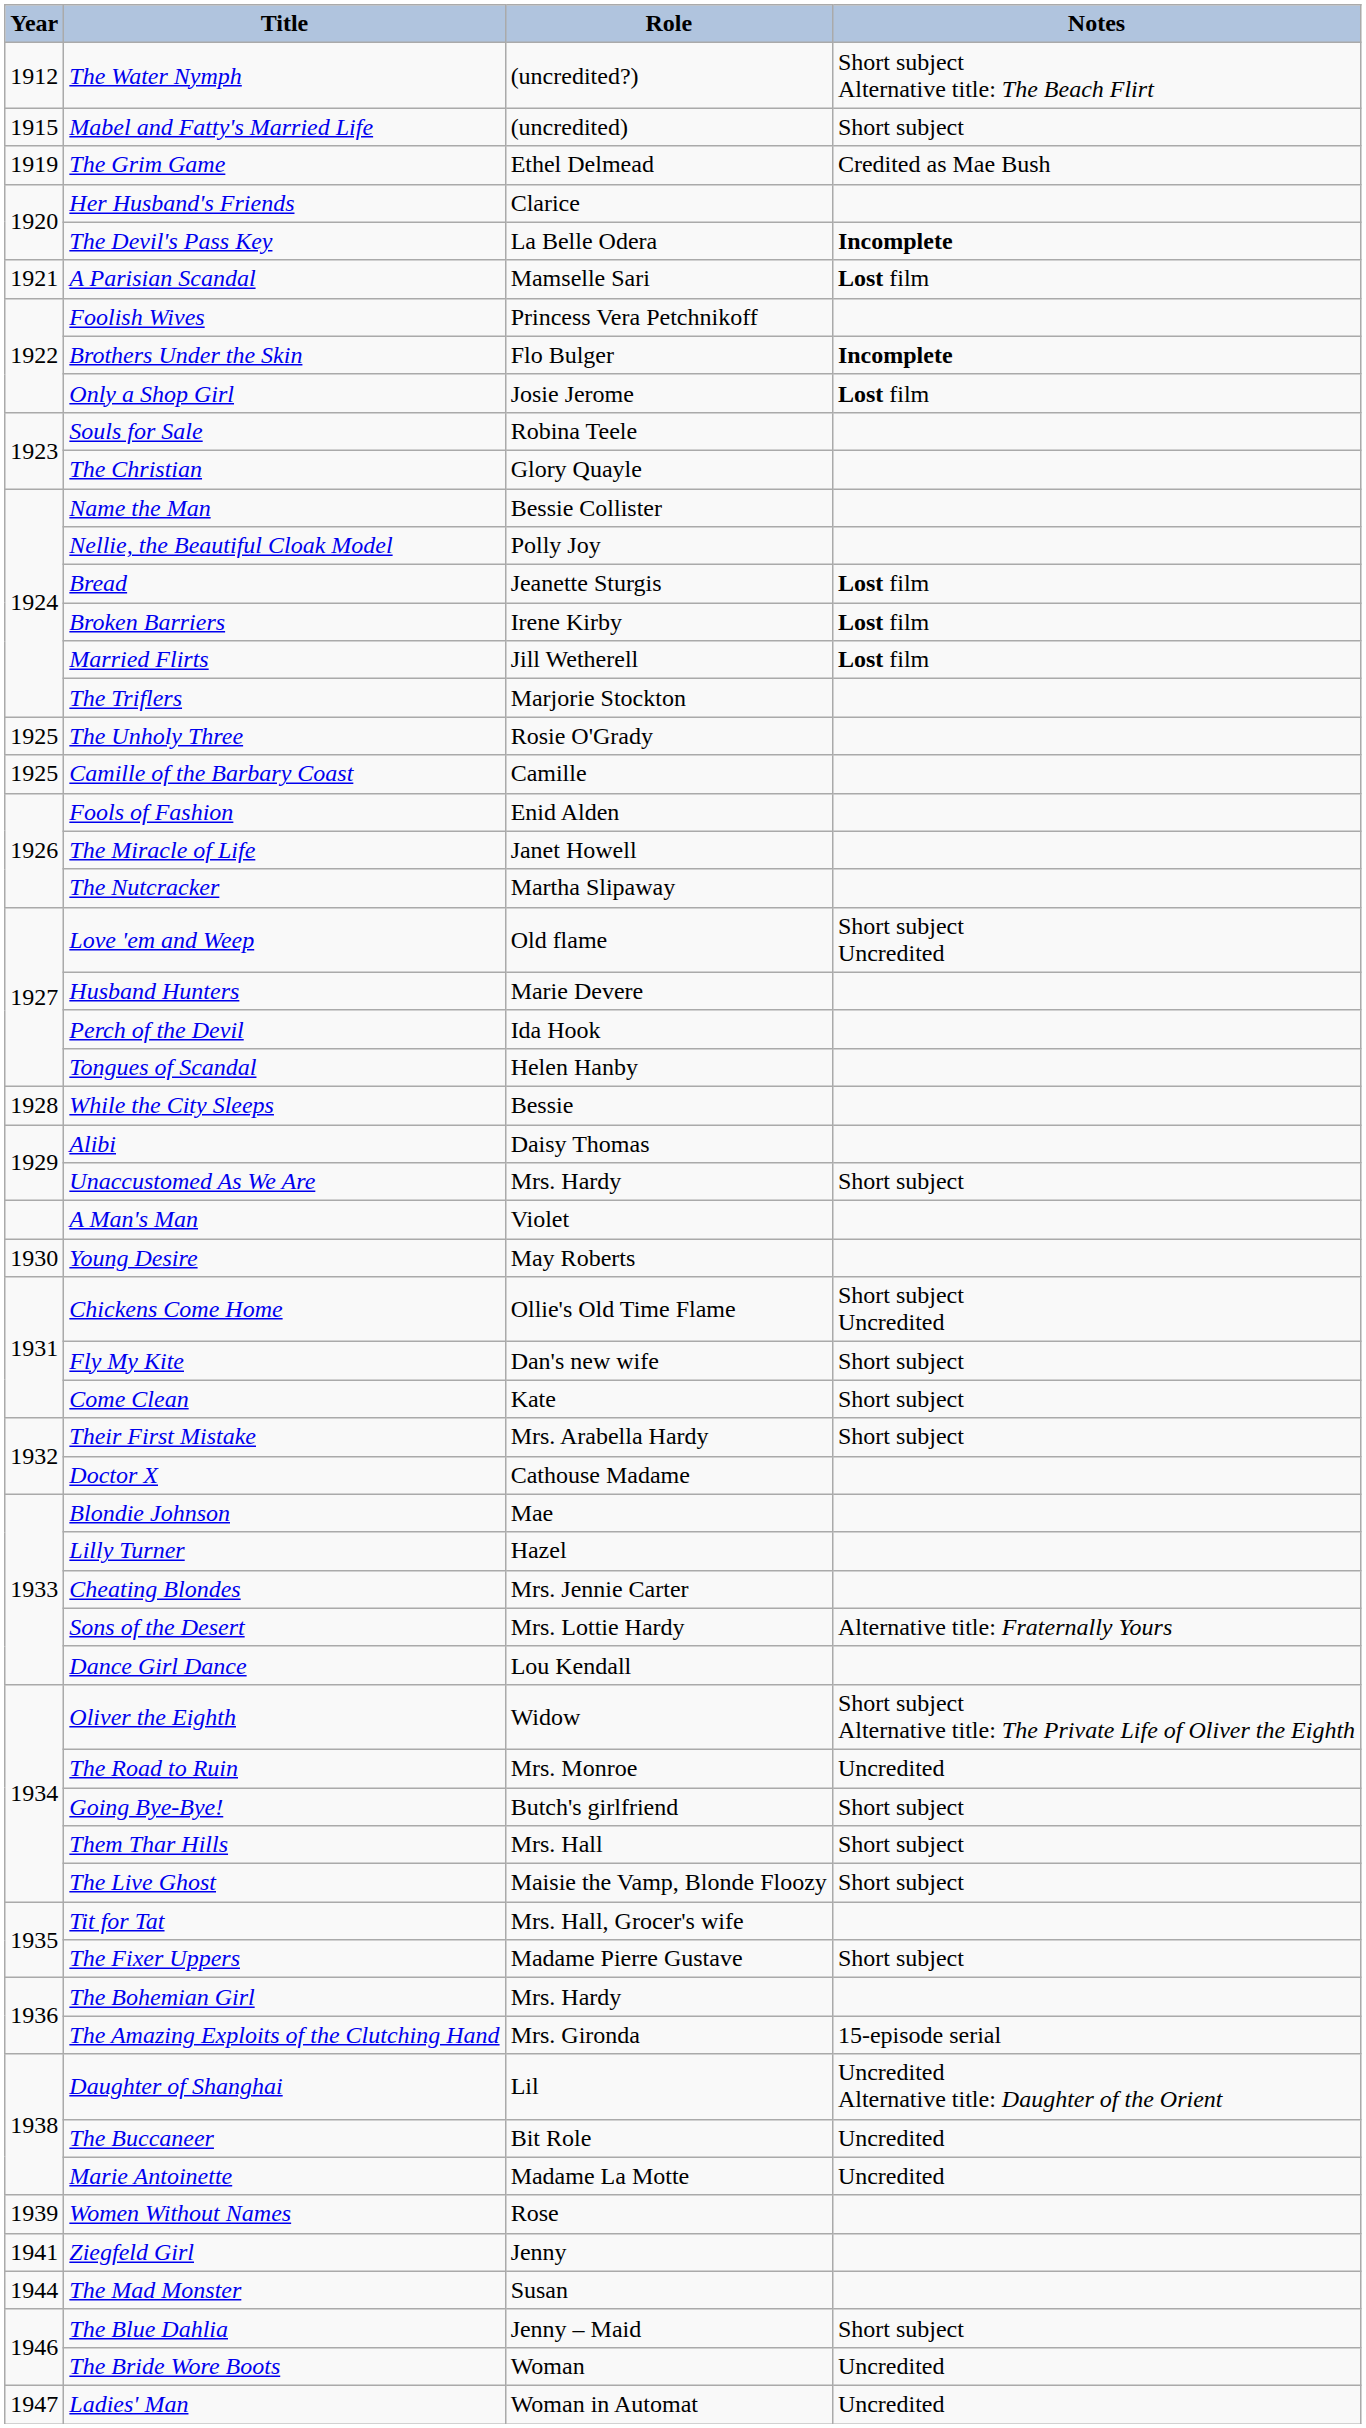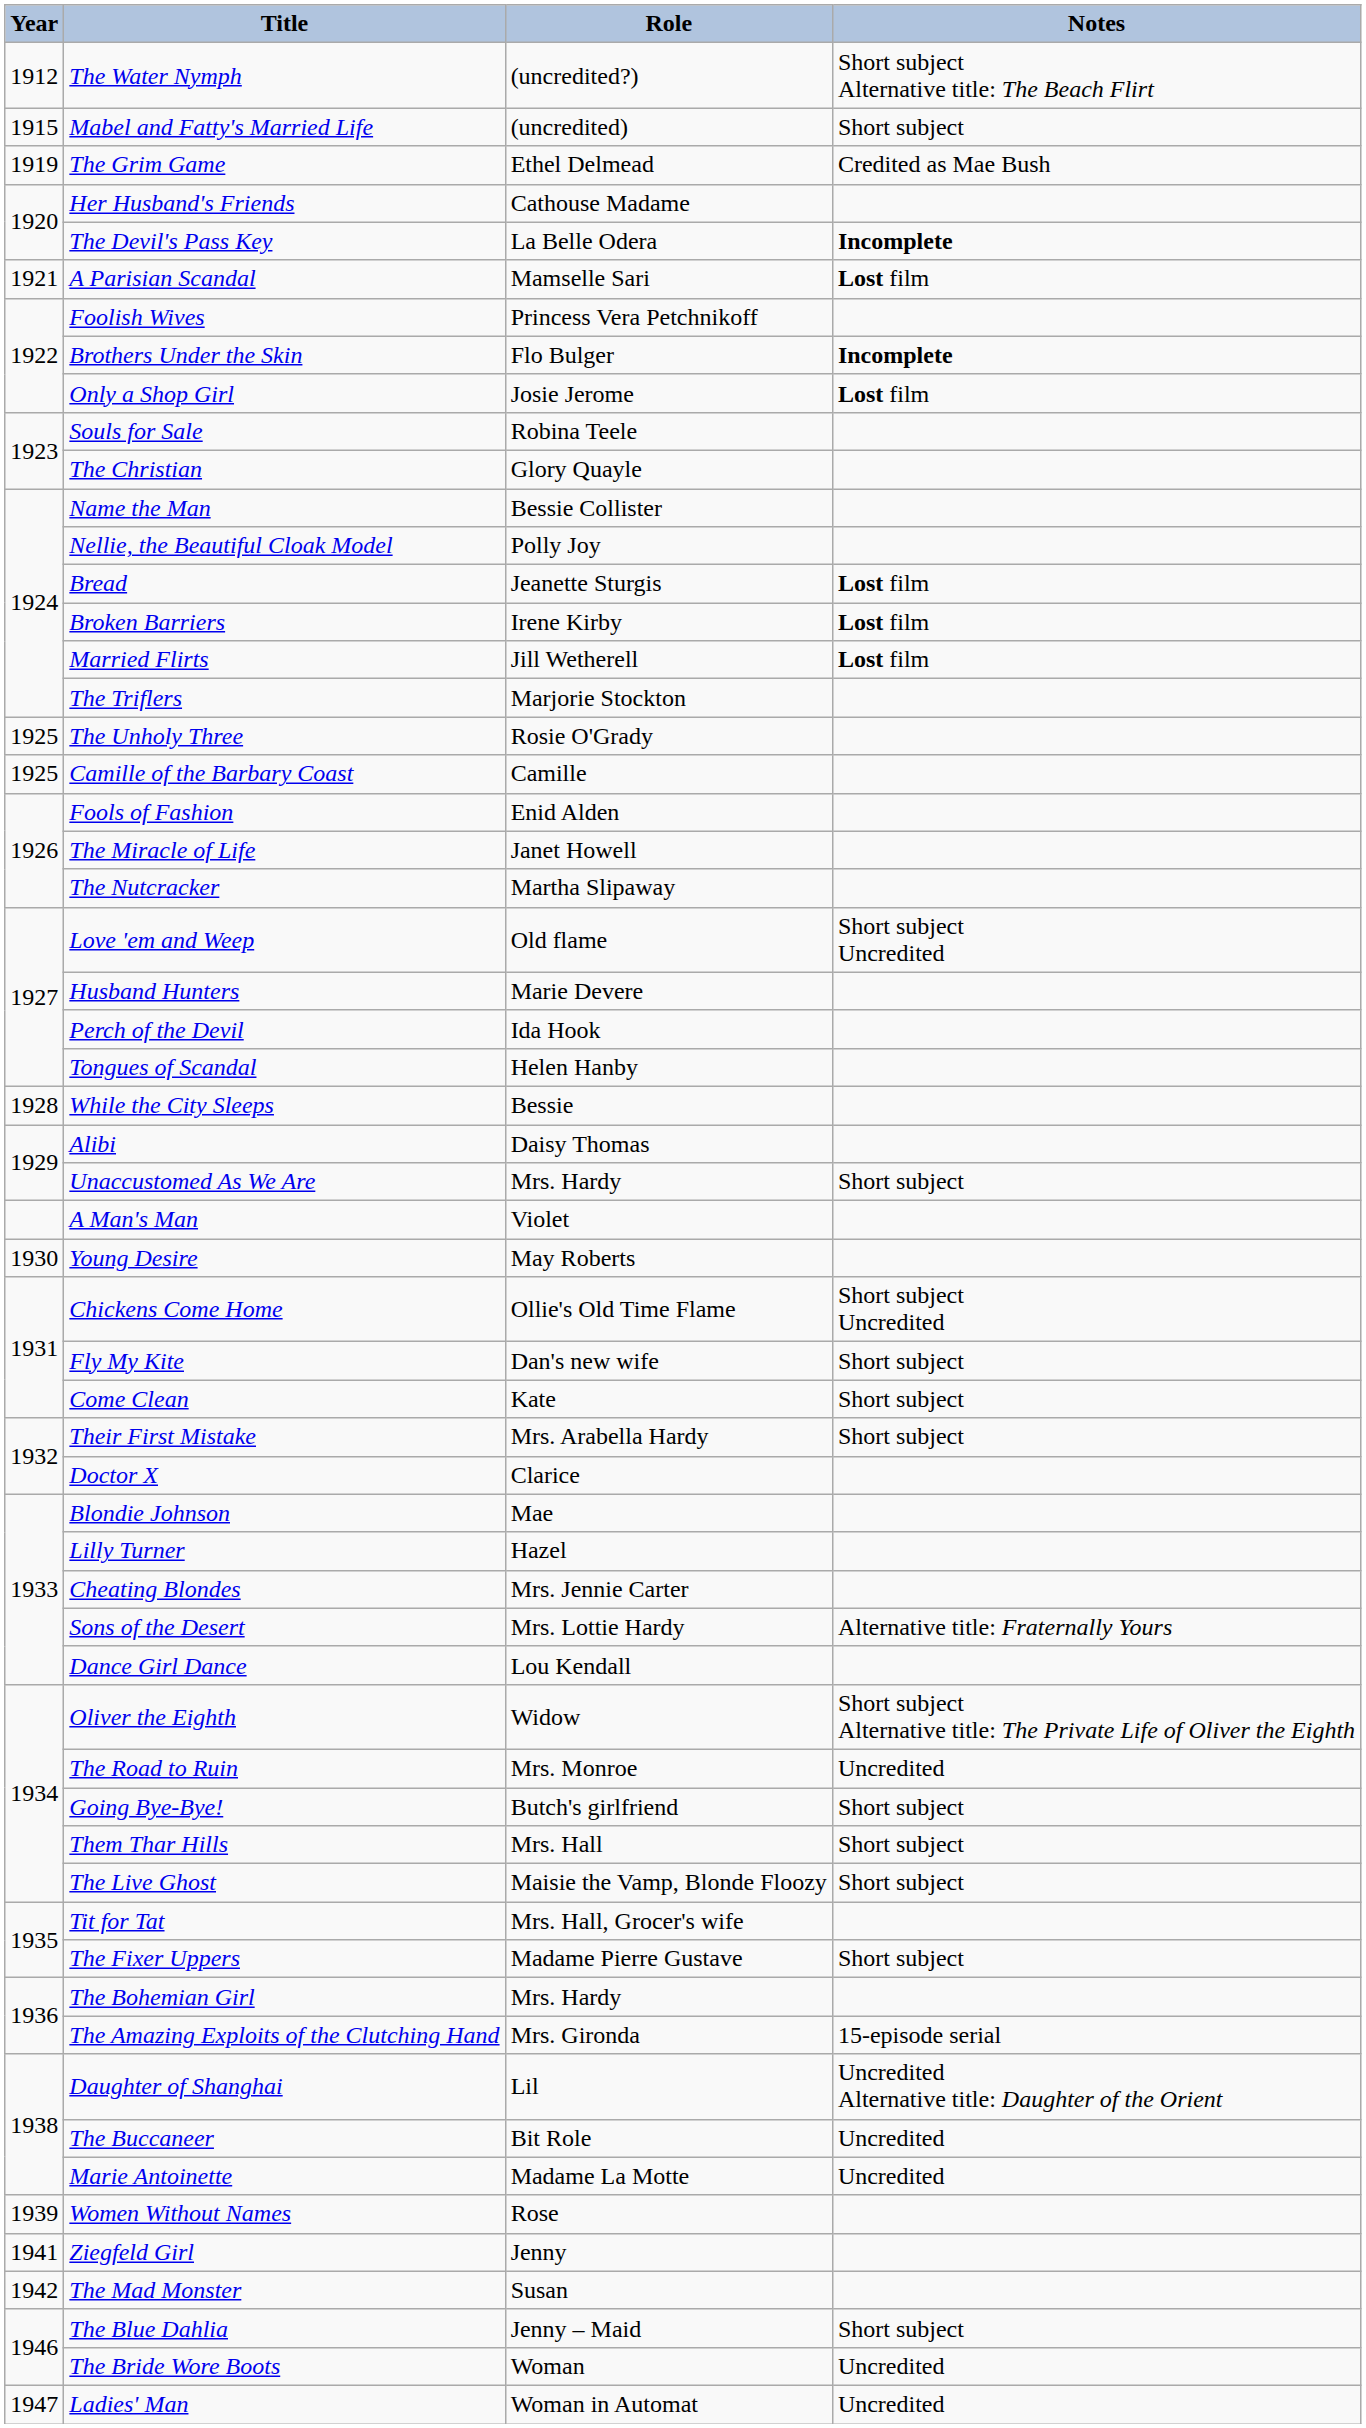(545, 202) Clarice -> (600, 202) Cathouse Madame
(600, 1474) Cathouse Madame -> (545, 1474) Clarice
(34, 2290) 1944 -> (34, 2290) 1942
